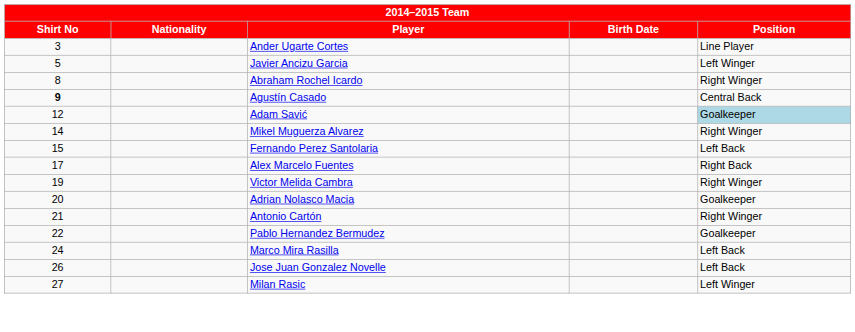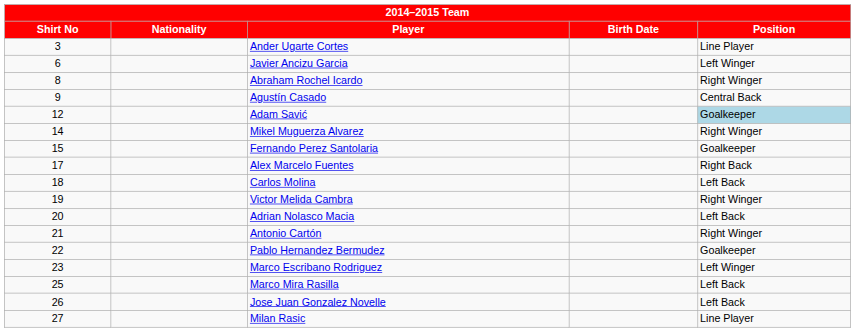(58, 64) 5 -> (58, 64) 6
(58, 98) bold -> (58, 98) normal
(722, 149) Left Back -> (728, 149) Goalkeeper
+ row: (283, 183)
(728, 200) Goalkeeper -> (722, 217) Left Back
+ row: (316, 268)
(58, 251) 24 -> (58, 285) 25
(727, 285) Left Winger -> (727, 319) Line Player
